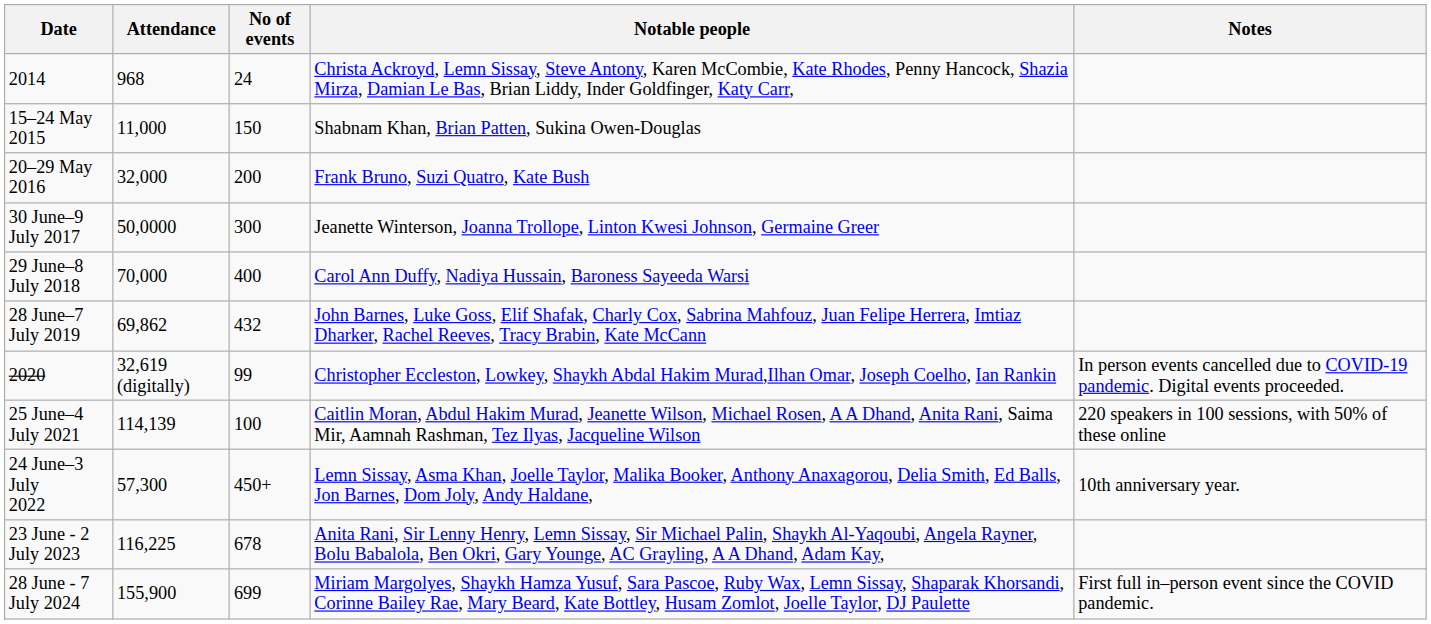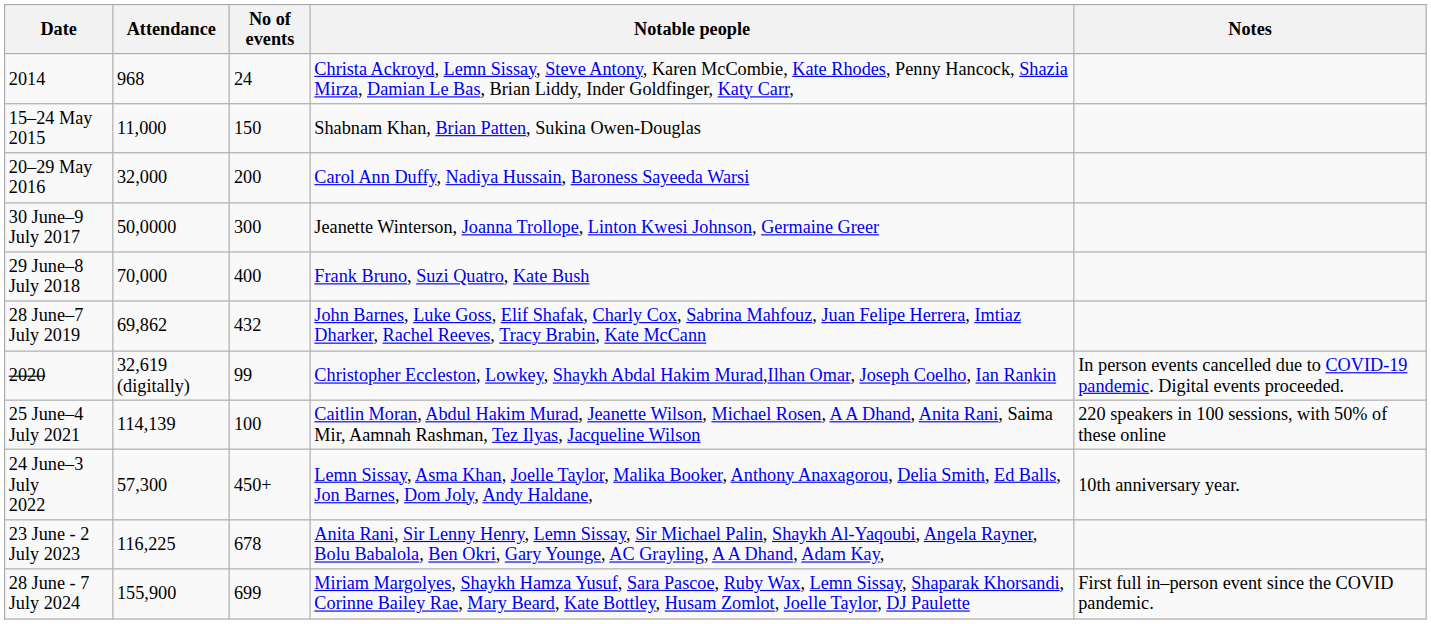(452, 177) Frank Bruno, Suzi Quatro, Kate Bush -> (532, 177) Carol Ann Duffy, Nadiya Hussain, Baroness Sayeeda Warsi
(532, 276) Carol Ann Duffy, Nadiya Hussain, Baroness Sayeeda Warsi -> (452, 276) Frank Bruno, Suzi Quatro, Kate Bush
